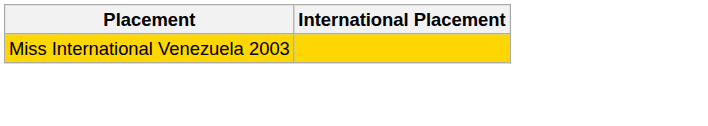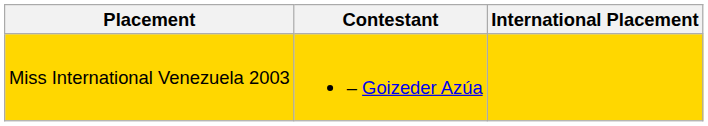+ column: (391, 19)
